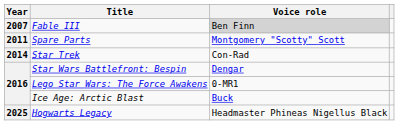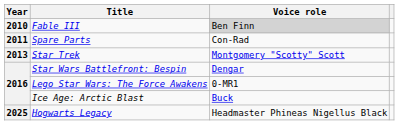(17, 26) 2007 -> (17, 26) 2010
(278, 40) Montgomery "Scotty" Scott -> (230, 40) Con-Rad
(17, 55) 2014 -> (17, 55) 2013
(230, 55) Con-Rad -> (278, 55) Montgomery "Scotty" Scott
